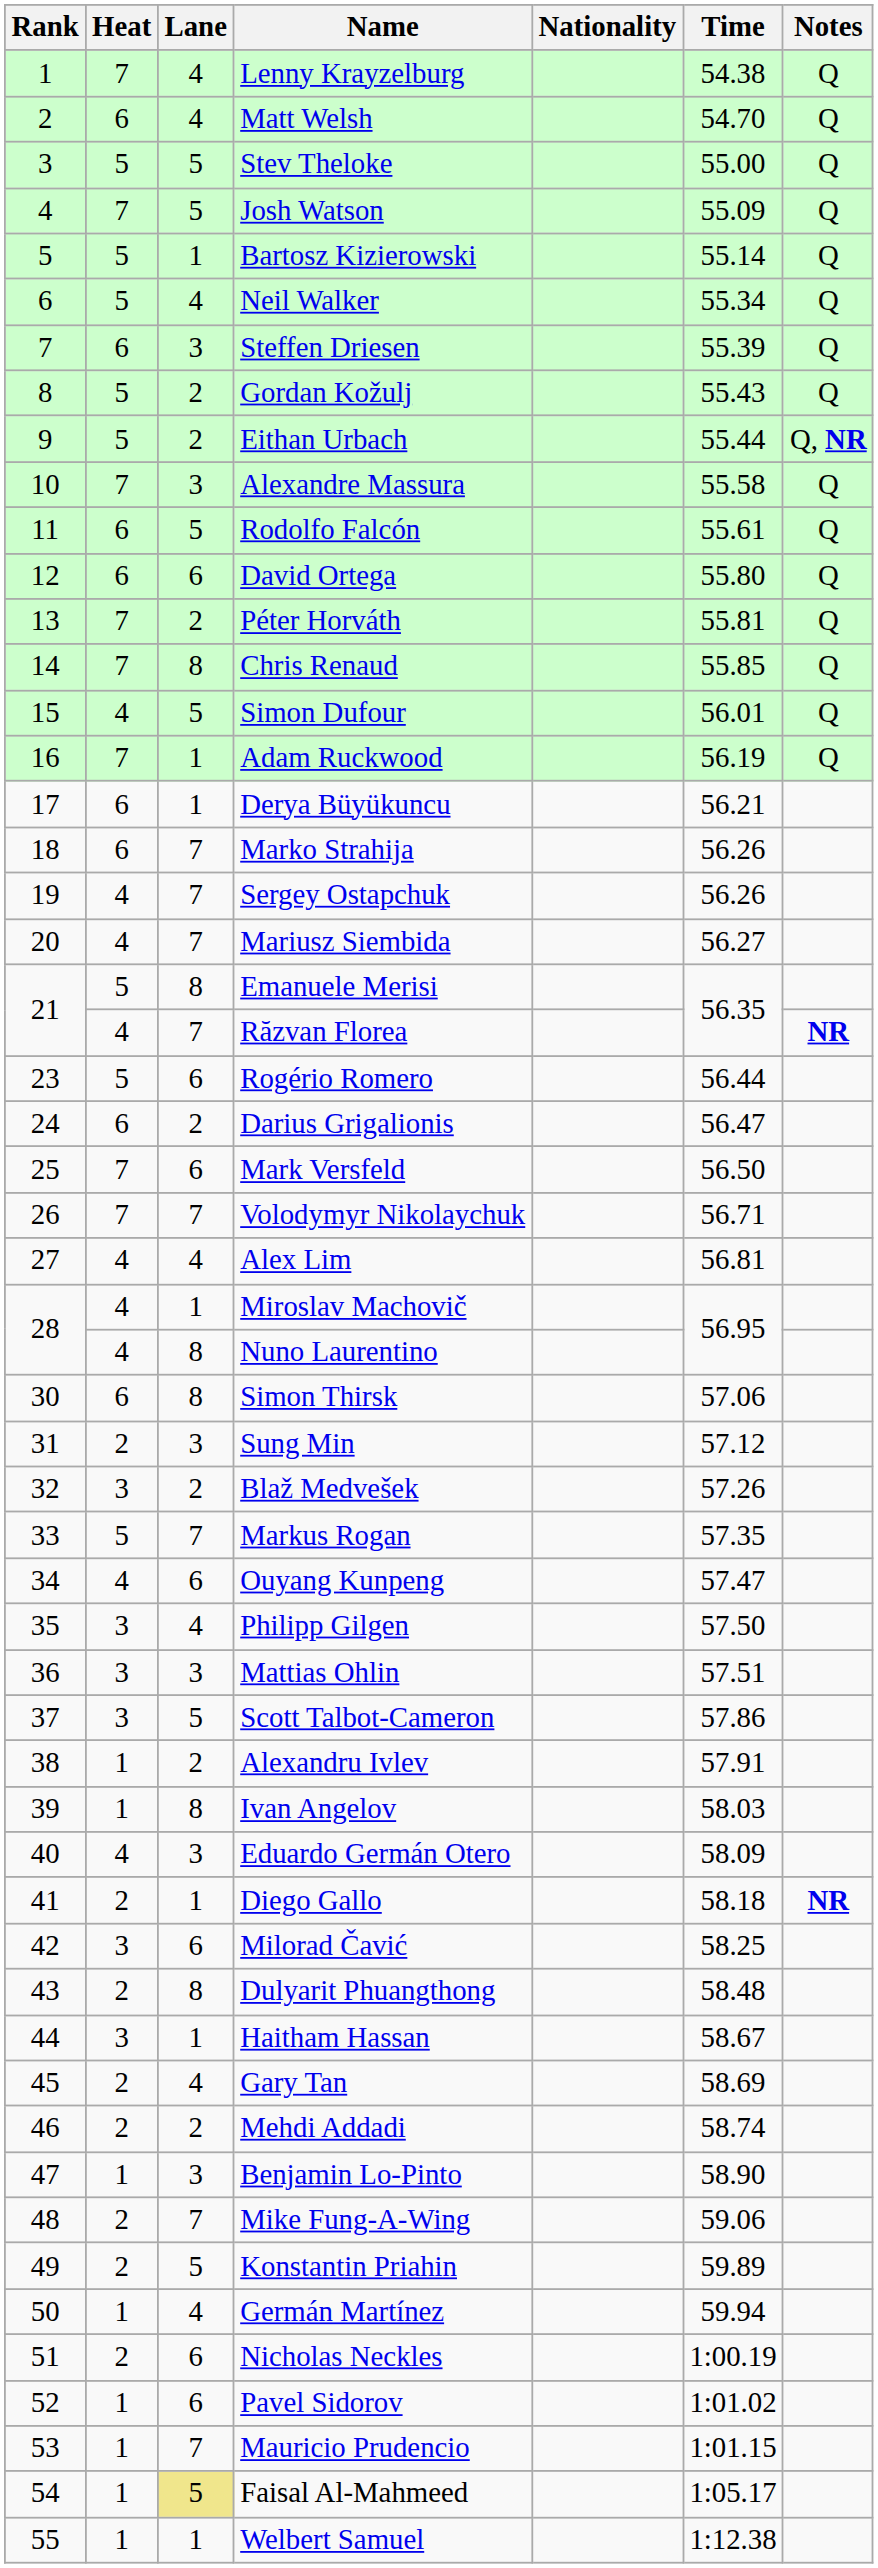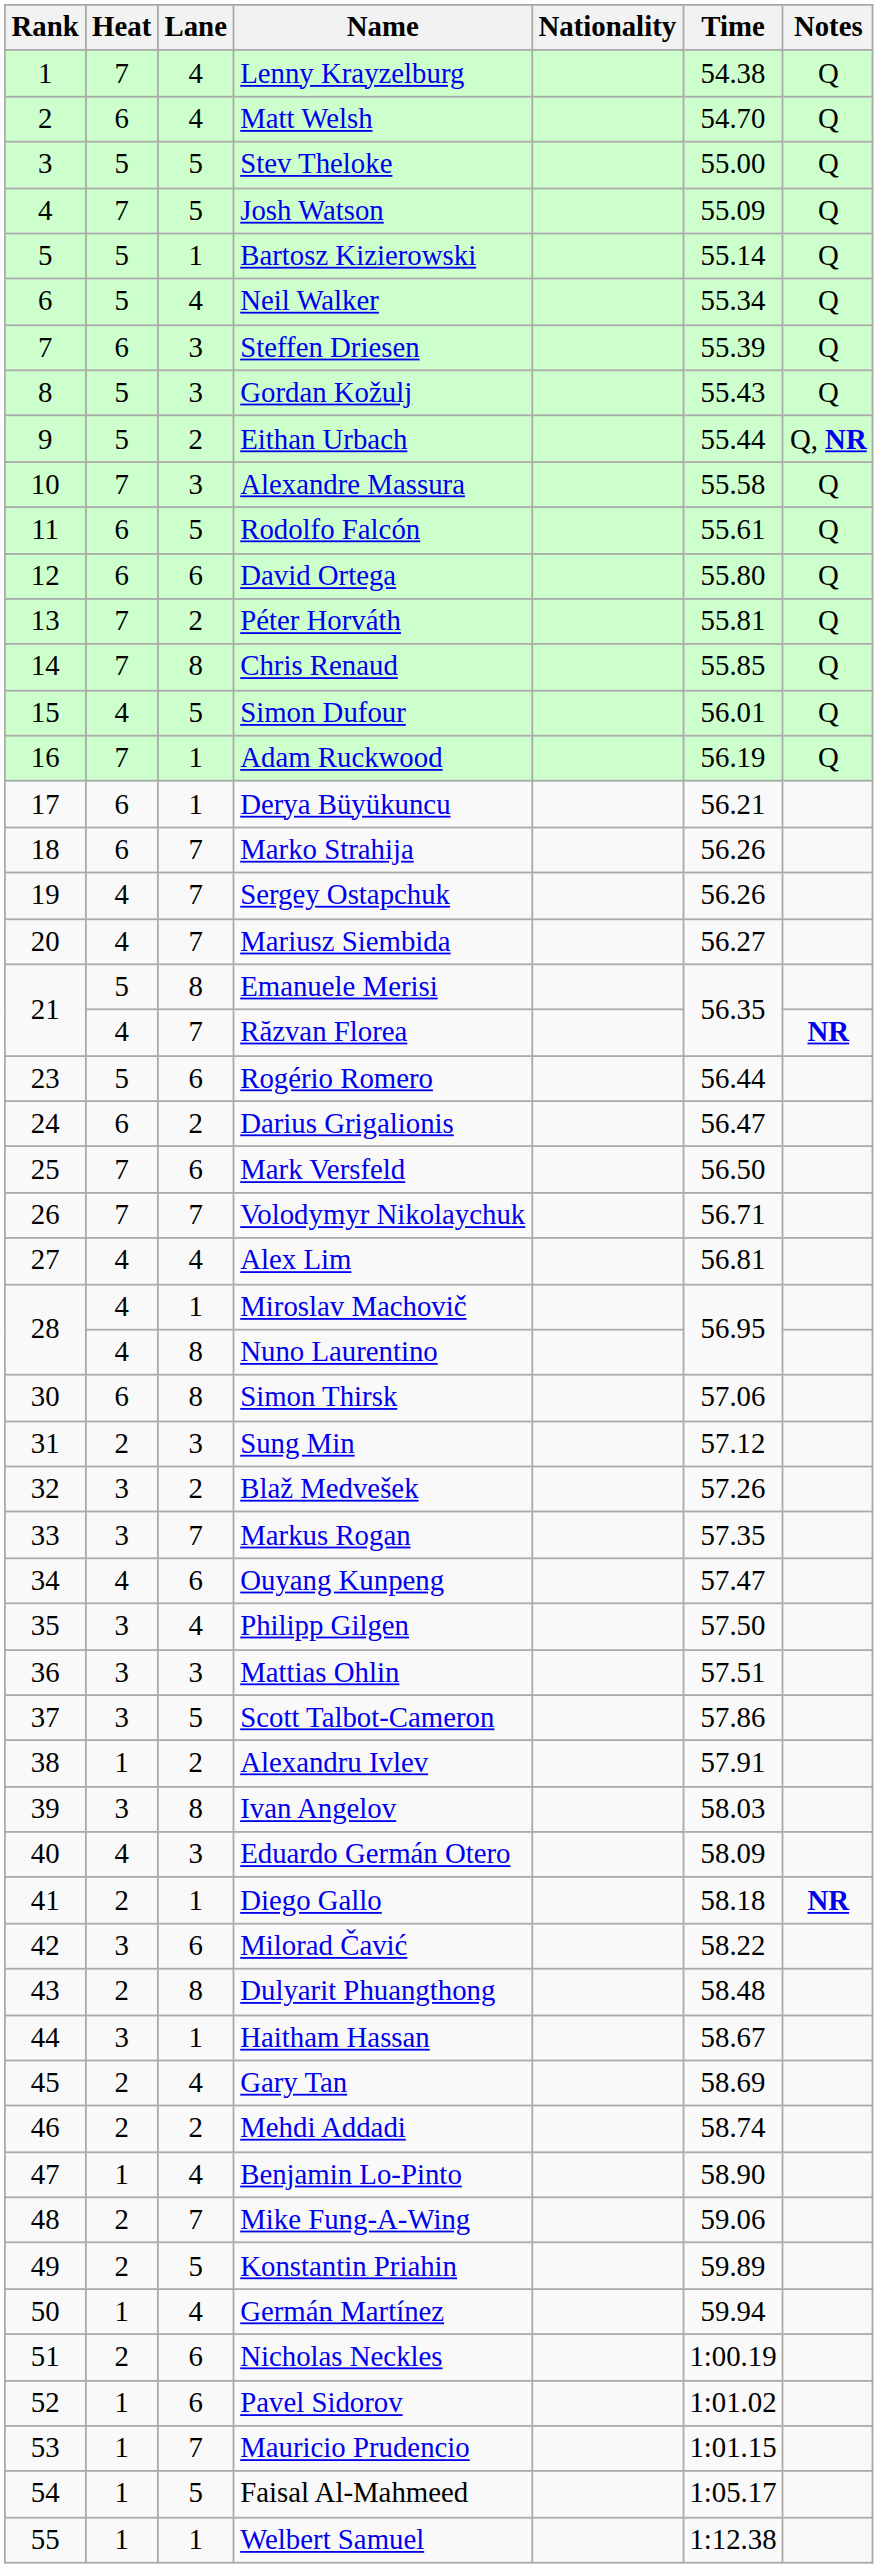(196, 392) 2 -> (196, 392) 3
(122, 1534) 5 -> (122, 1534) 3
(122, 1808) 1 -> (122, 1808) 3
(733, 1945) 58.25 -> (733, 1945) 58.22
(196, 2174) 3 -> (196, 2174) 4
(196, 2493) khaki background -> (196, 2493) no background
